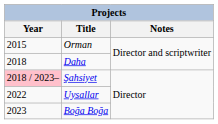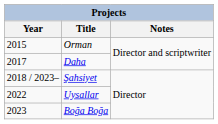(17, 62) 2018 -> (17, 62) 2017
(33, 78) pink background -> (33, 78) no background
